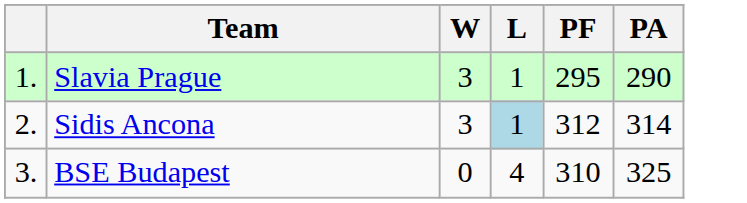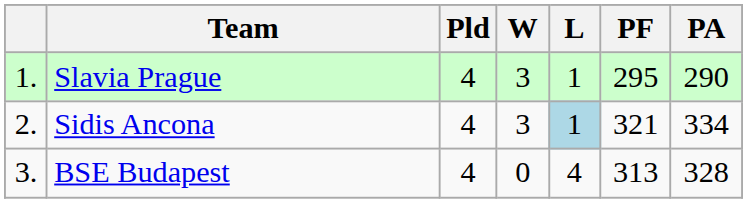+ column: (468, 28)
(578, 124) 312 -> (636, 124) 321
(649, 124) 314 -> (706, 124) 334
(578, 172) 310 -> (636, 172) 313
(649, 172) 325 -> (706, 172) 328
